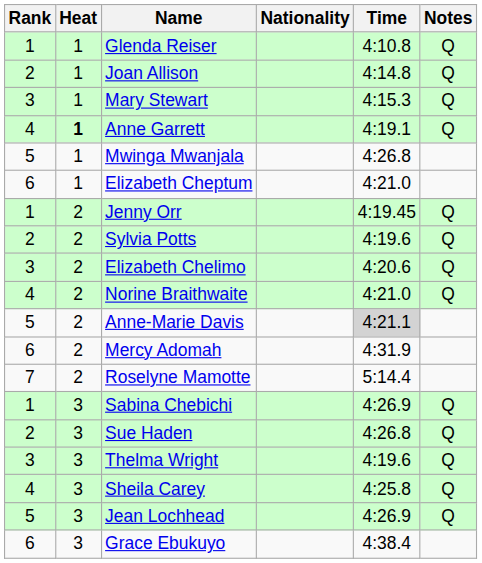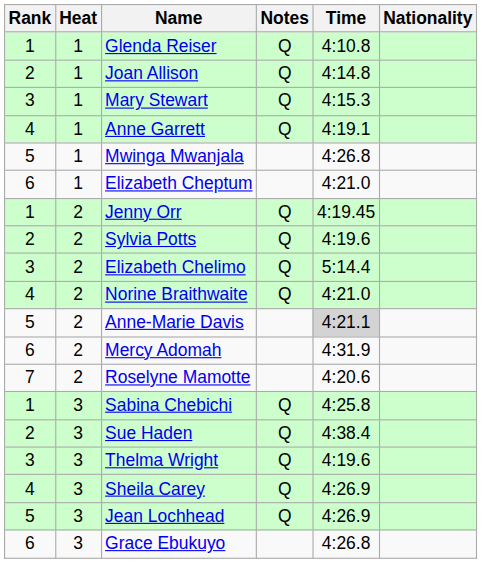columns swapped: (305, 18) <-> (448, 18)
(78, 128) bold -> (78, 128) normal
(387, 267) 4:20.6 -> (346, 267) 5:14.4
(387, 377) 5:14.4 -> (346, 377) 4:20.6
(387, 405) 4:26.9 -> (346, 405) 4:25.8
(387, 433) 4:26.8 -> (346, 433) 4:38.4
(387, 488) 4:25.8 -> (346, 488) 4:26.9
(387, 543) 4:38.4 -> (346, 543) 4:26.8
